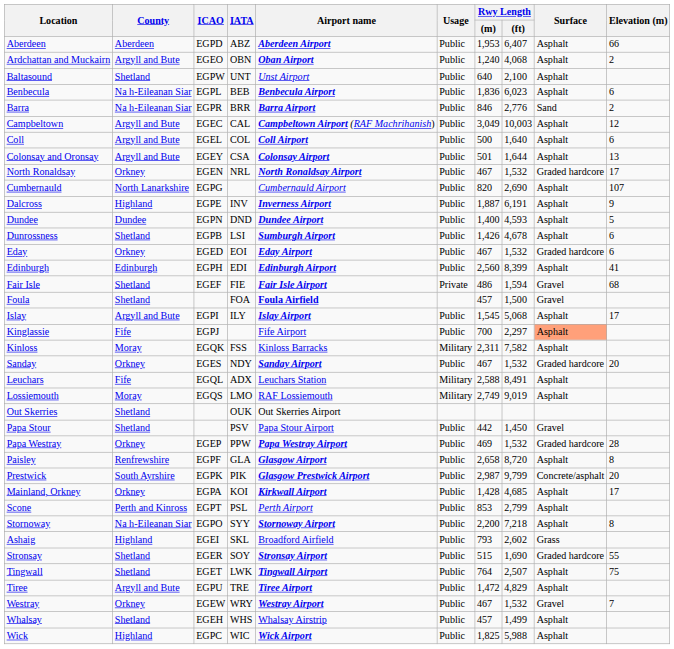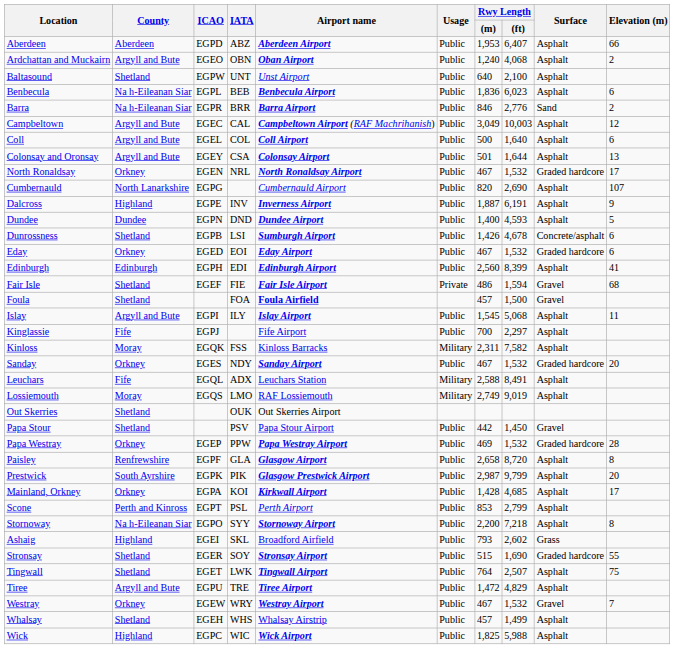(552, 236) Asphalt -> (571, 236) Concrete/asphalt
(614, 316) 17 -> (614, 316) 11
(552, 332) lightsalmon background -> (552, 332) no background
(571, 476) Concrete/asphalt -> (552, 476) Asphalt
